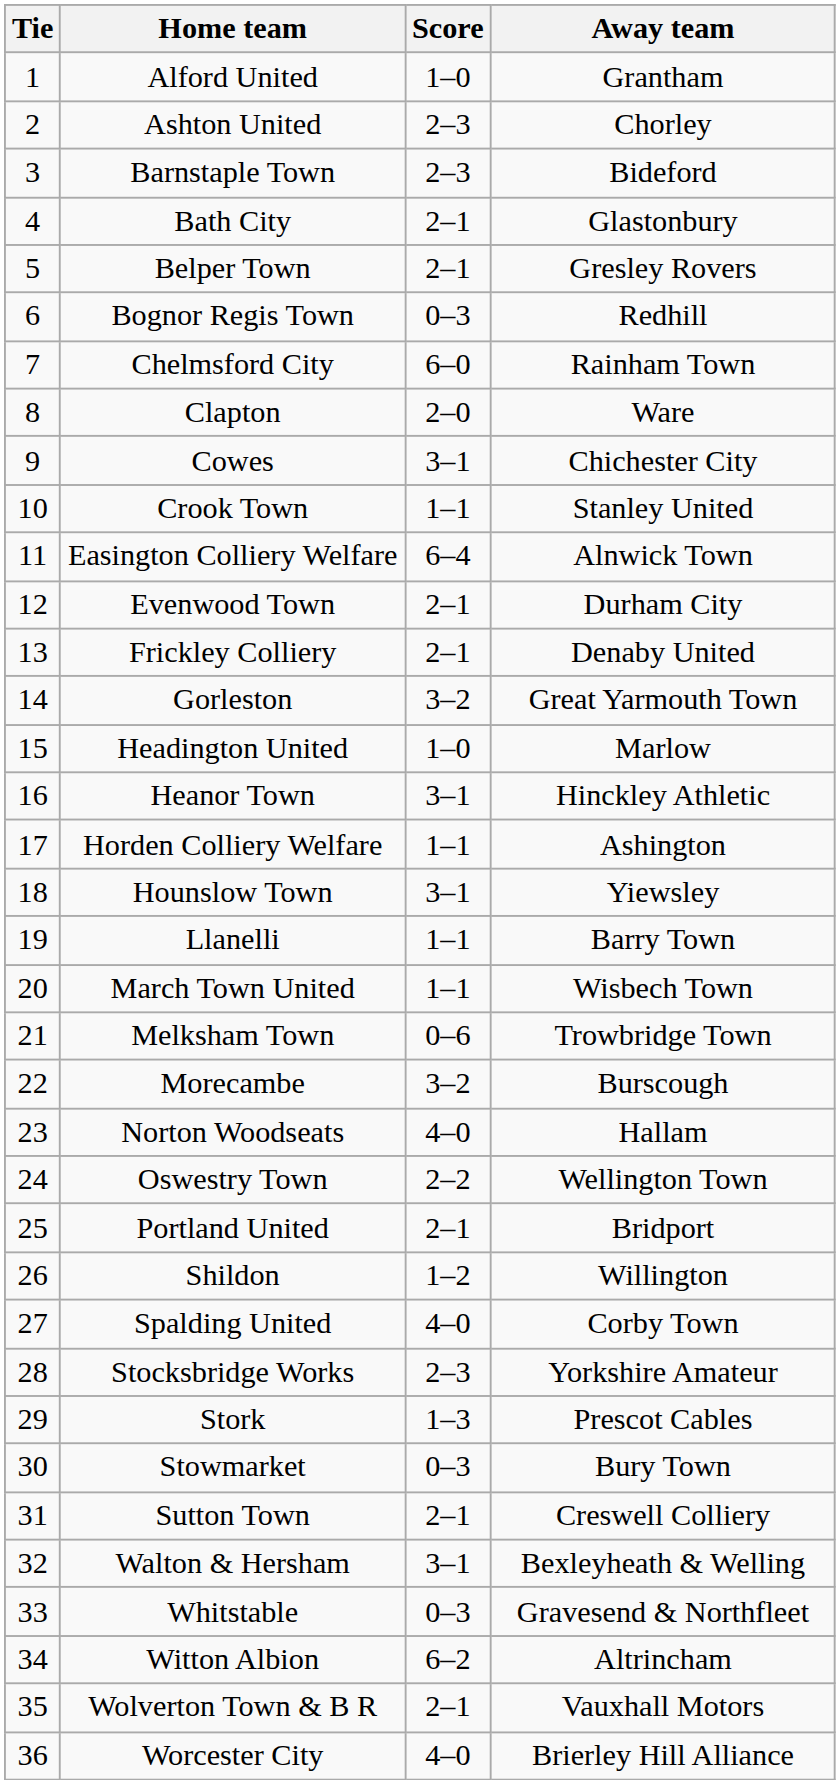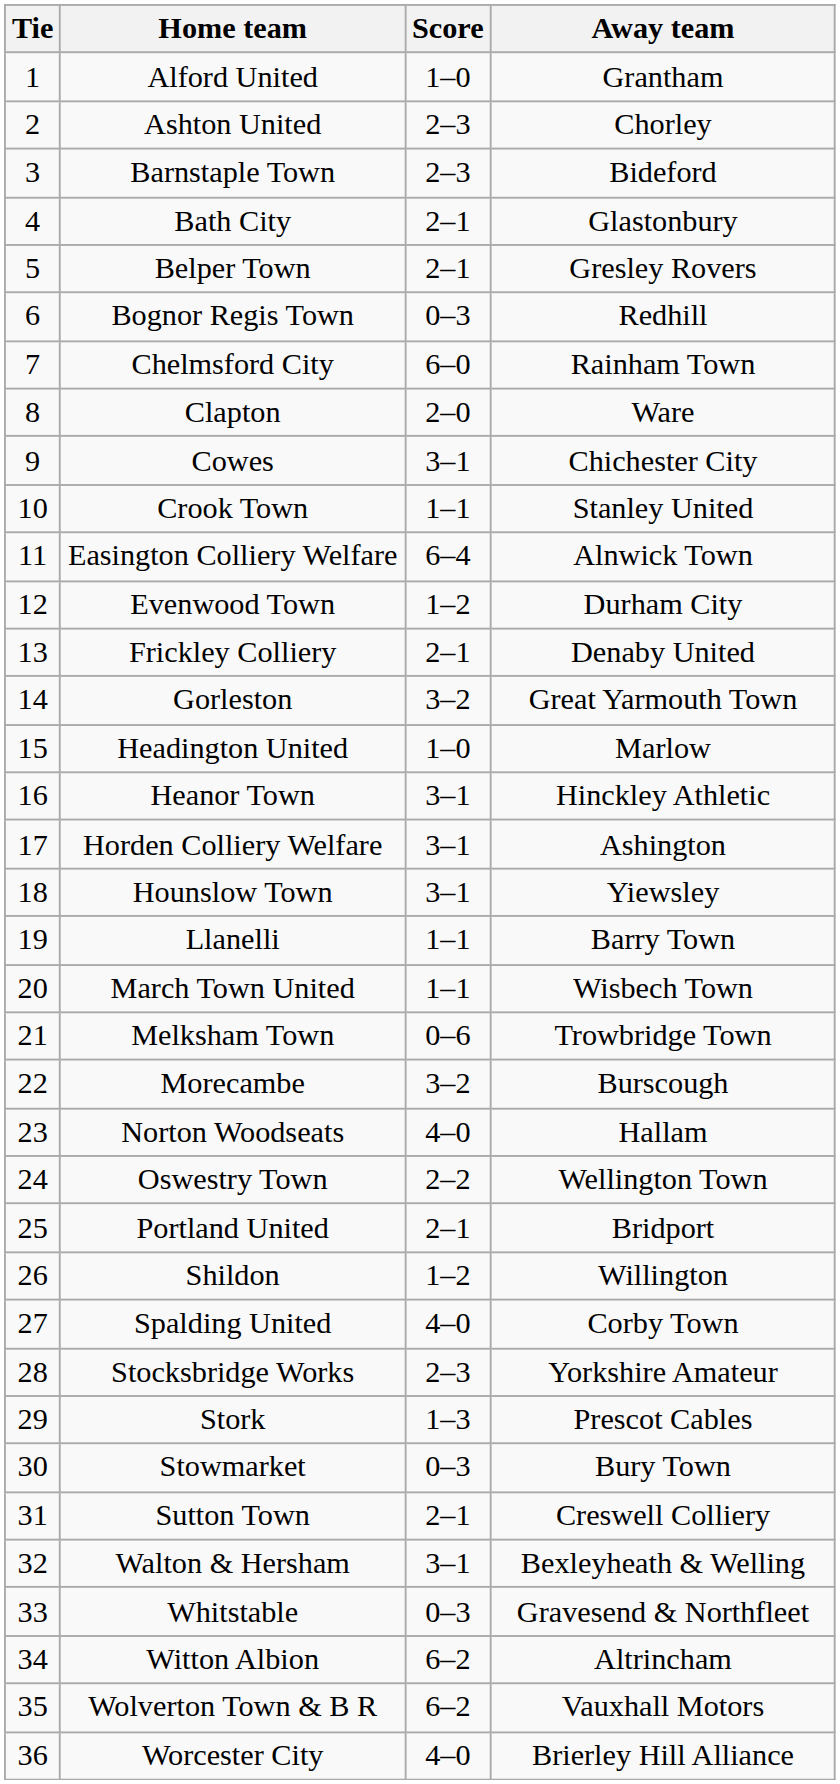(448, 603) 2–1 -> (448, 603) 1–2
(448, 843) 1–1 -> (448, 843) 3–1
(448, 1707) 2–1 -> (448, 1707) 6–2
